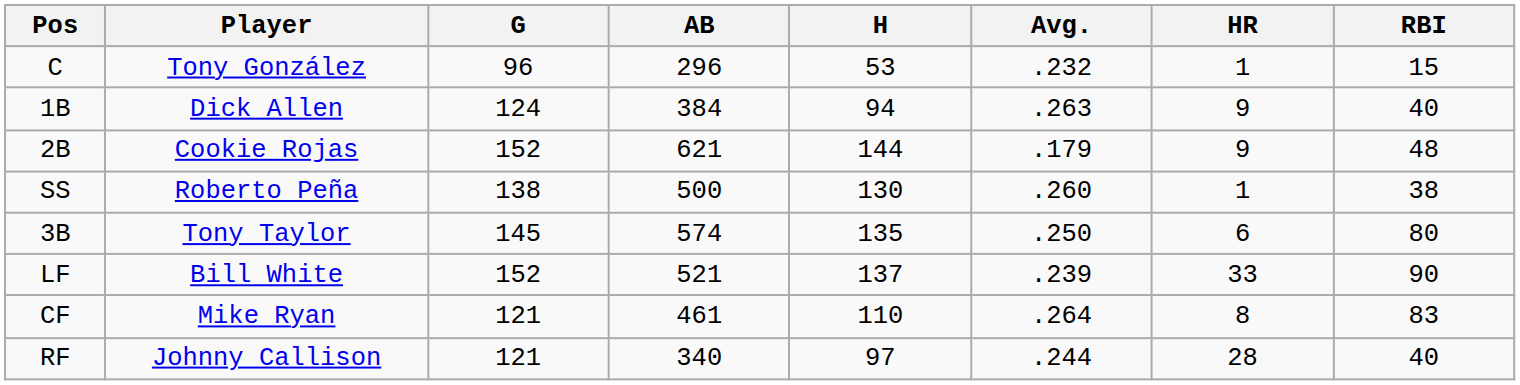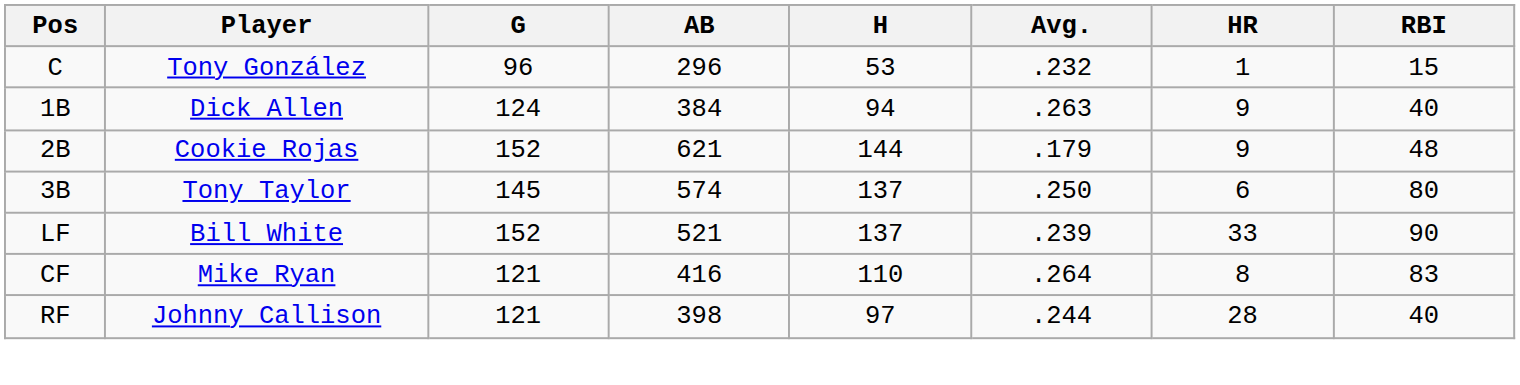- row: (55, 192)
(880, 233) 135 -> (880, 192) 137
(699, 316) 461 -> (699, 275) 416
(699, 358) 340 -> (699, 316) 398
